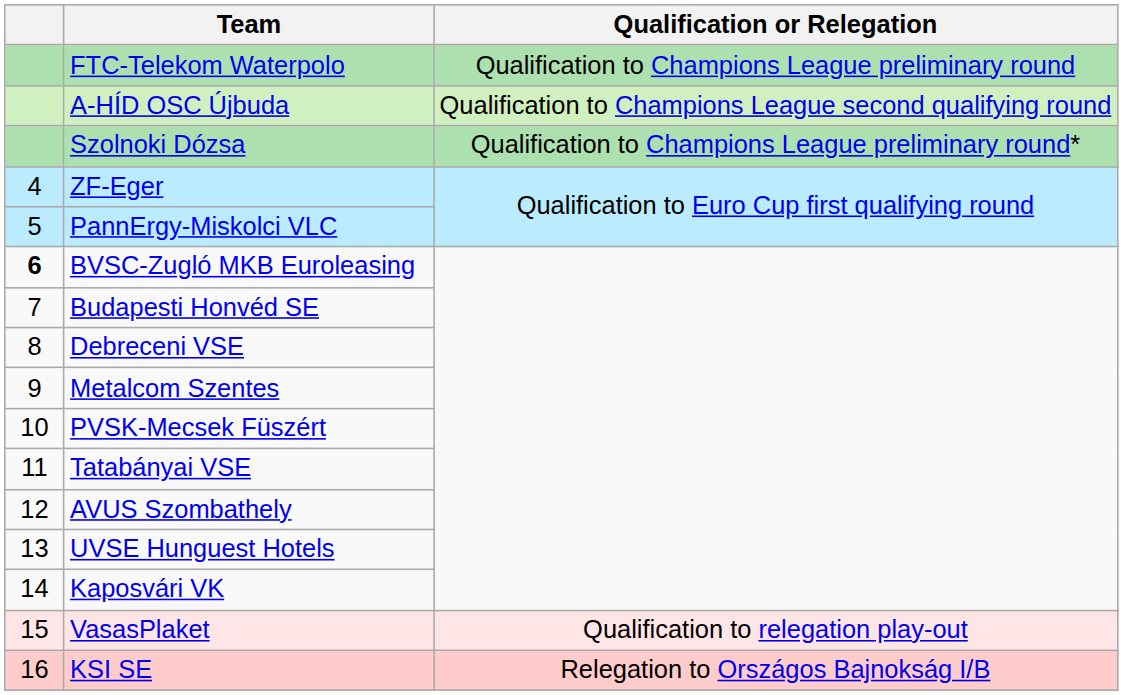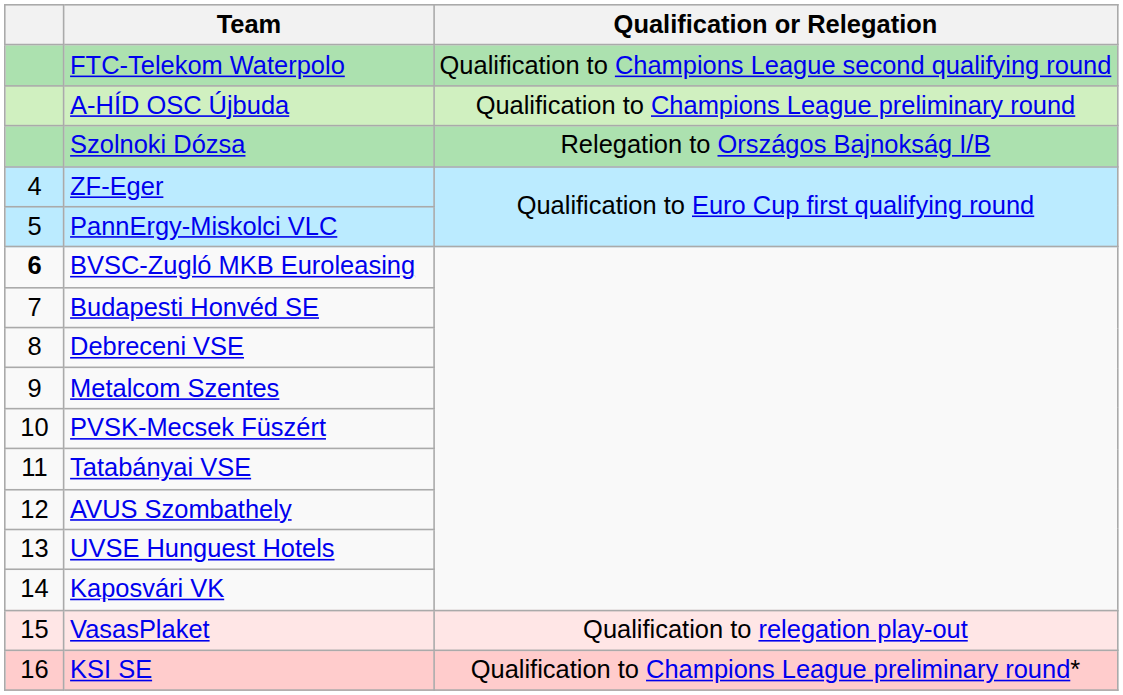(775, 65) Qualification to Champions League preliminary round -> (775, 65) Qualification to Champions League second qualifying round
(775, 105) Qualification to Champions League second qualifying round -> (775, 105) Qualification to Champions League preliminary round
(775, 145) Qualification to Champions League preliminary round* -> (775, 145) Relegation to Országos Bajnokság I/B
(775, 670) Relegation to Országos Bajnokság I/B -> (775, 670) Qualification to Champions League preliminary round*
